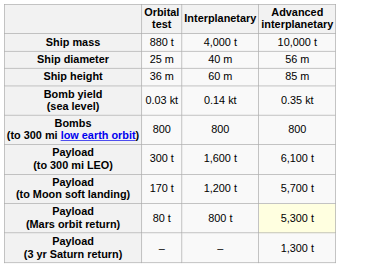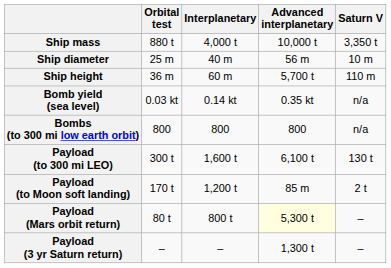+ column: (361, 19)
(297, 77) 85 m -> (297, 77) 5,700 t
(297, 188) 5,700 t -> (297, 188) 85 m
